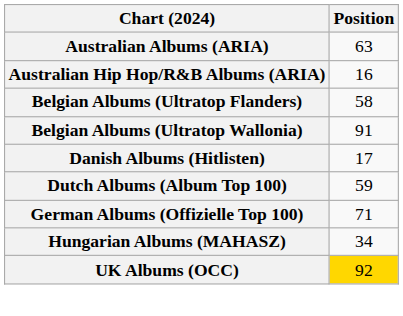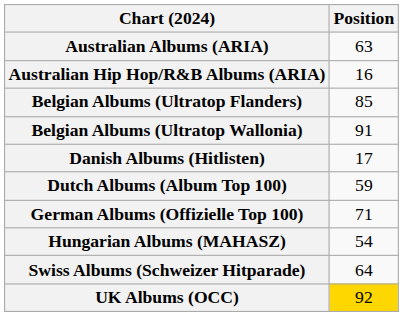(364, 102) 58 -> (364, 102) 85
(364, 241) 34 -> (364, 241) 54
+ row: (167, 269)
